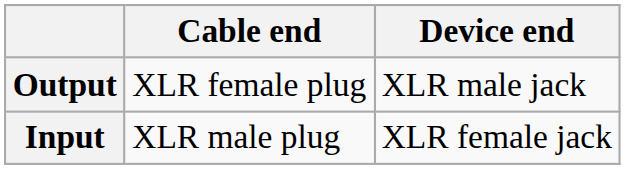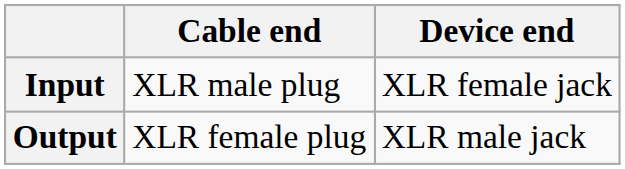rows swapped: (65, 137) <-> (65, 84)
